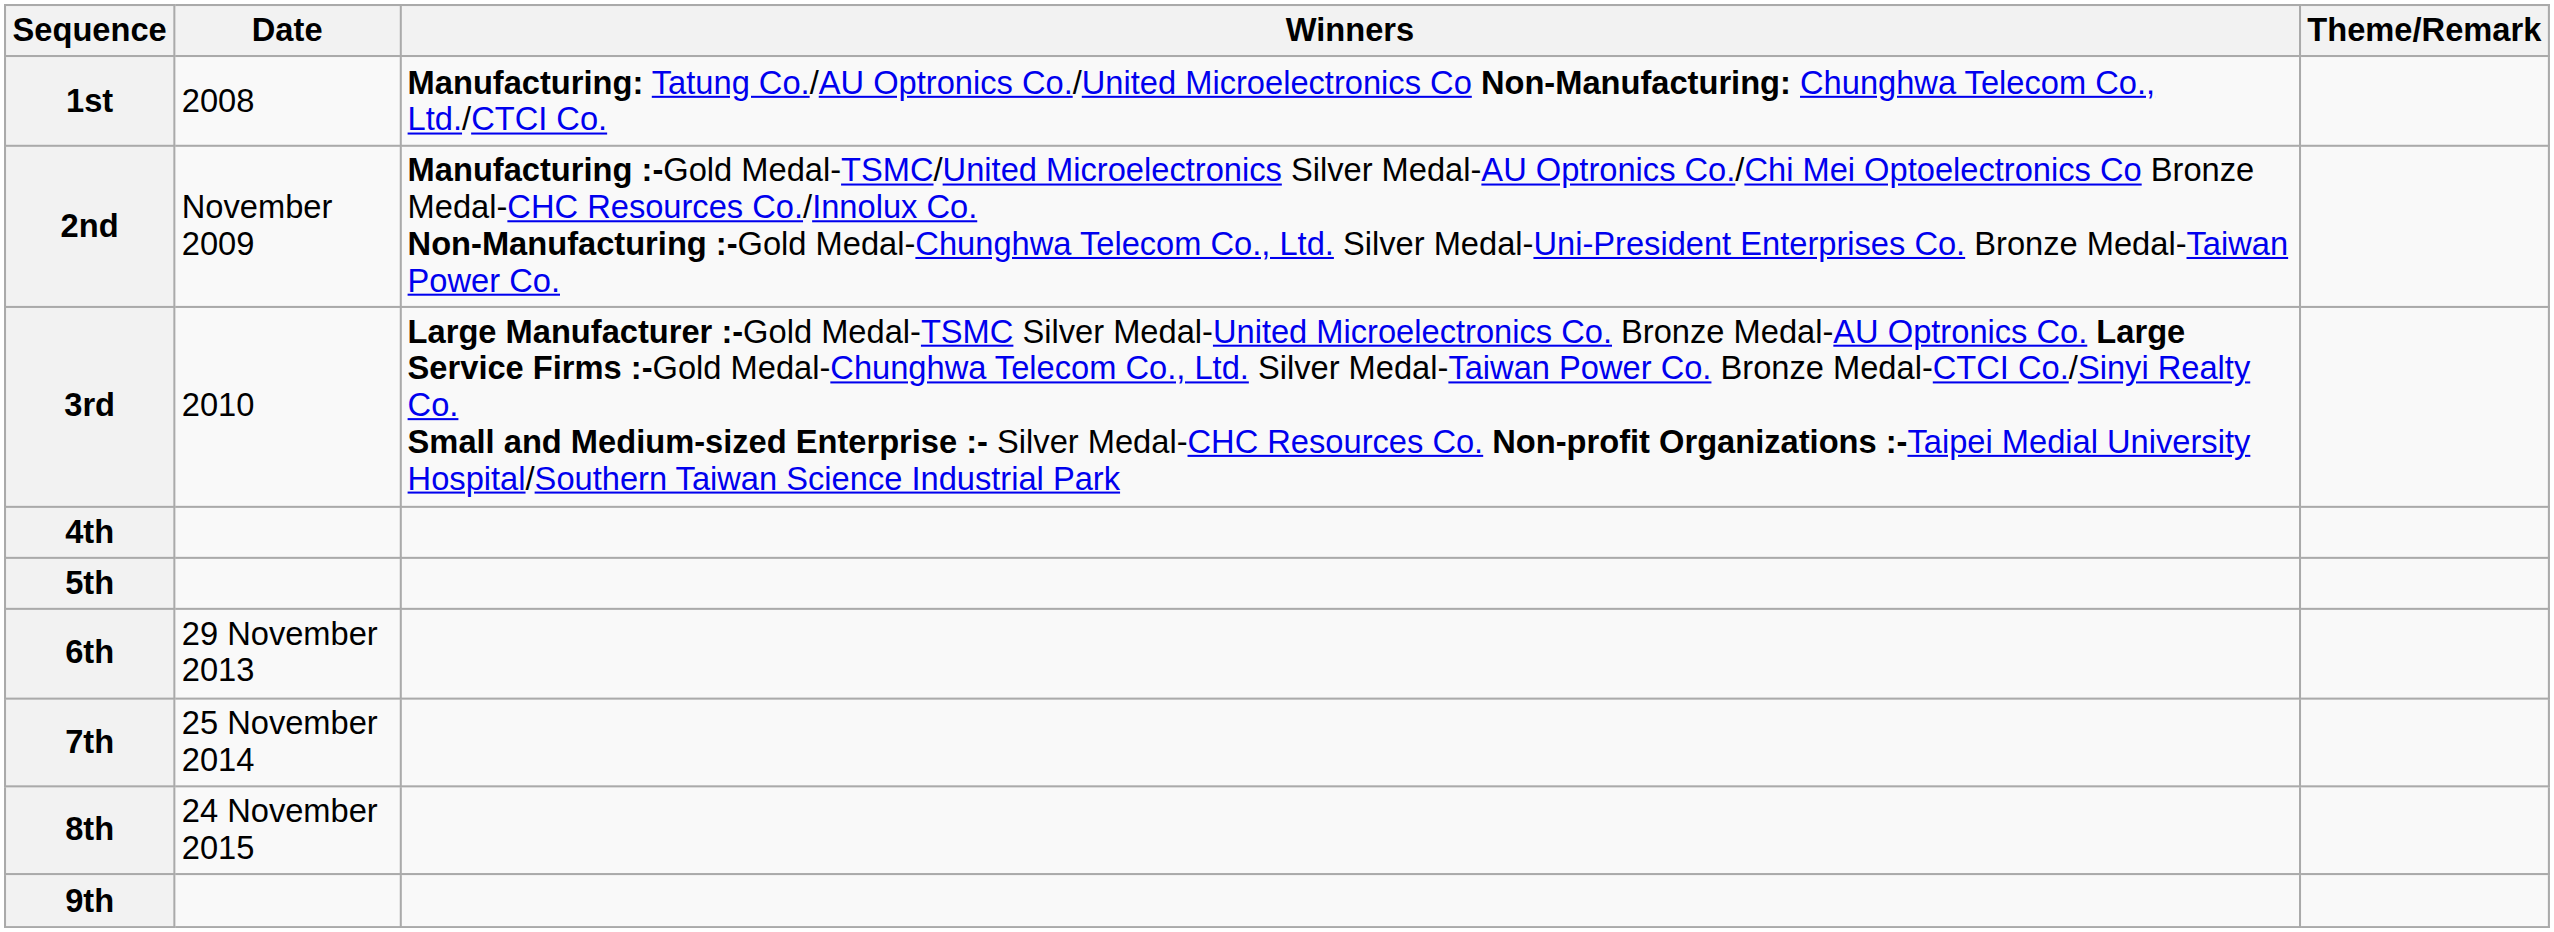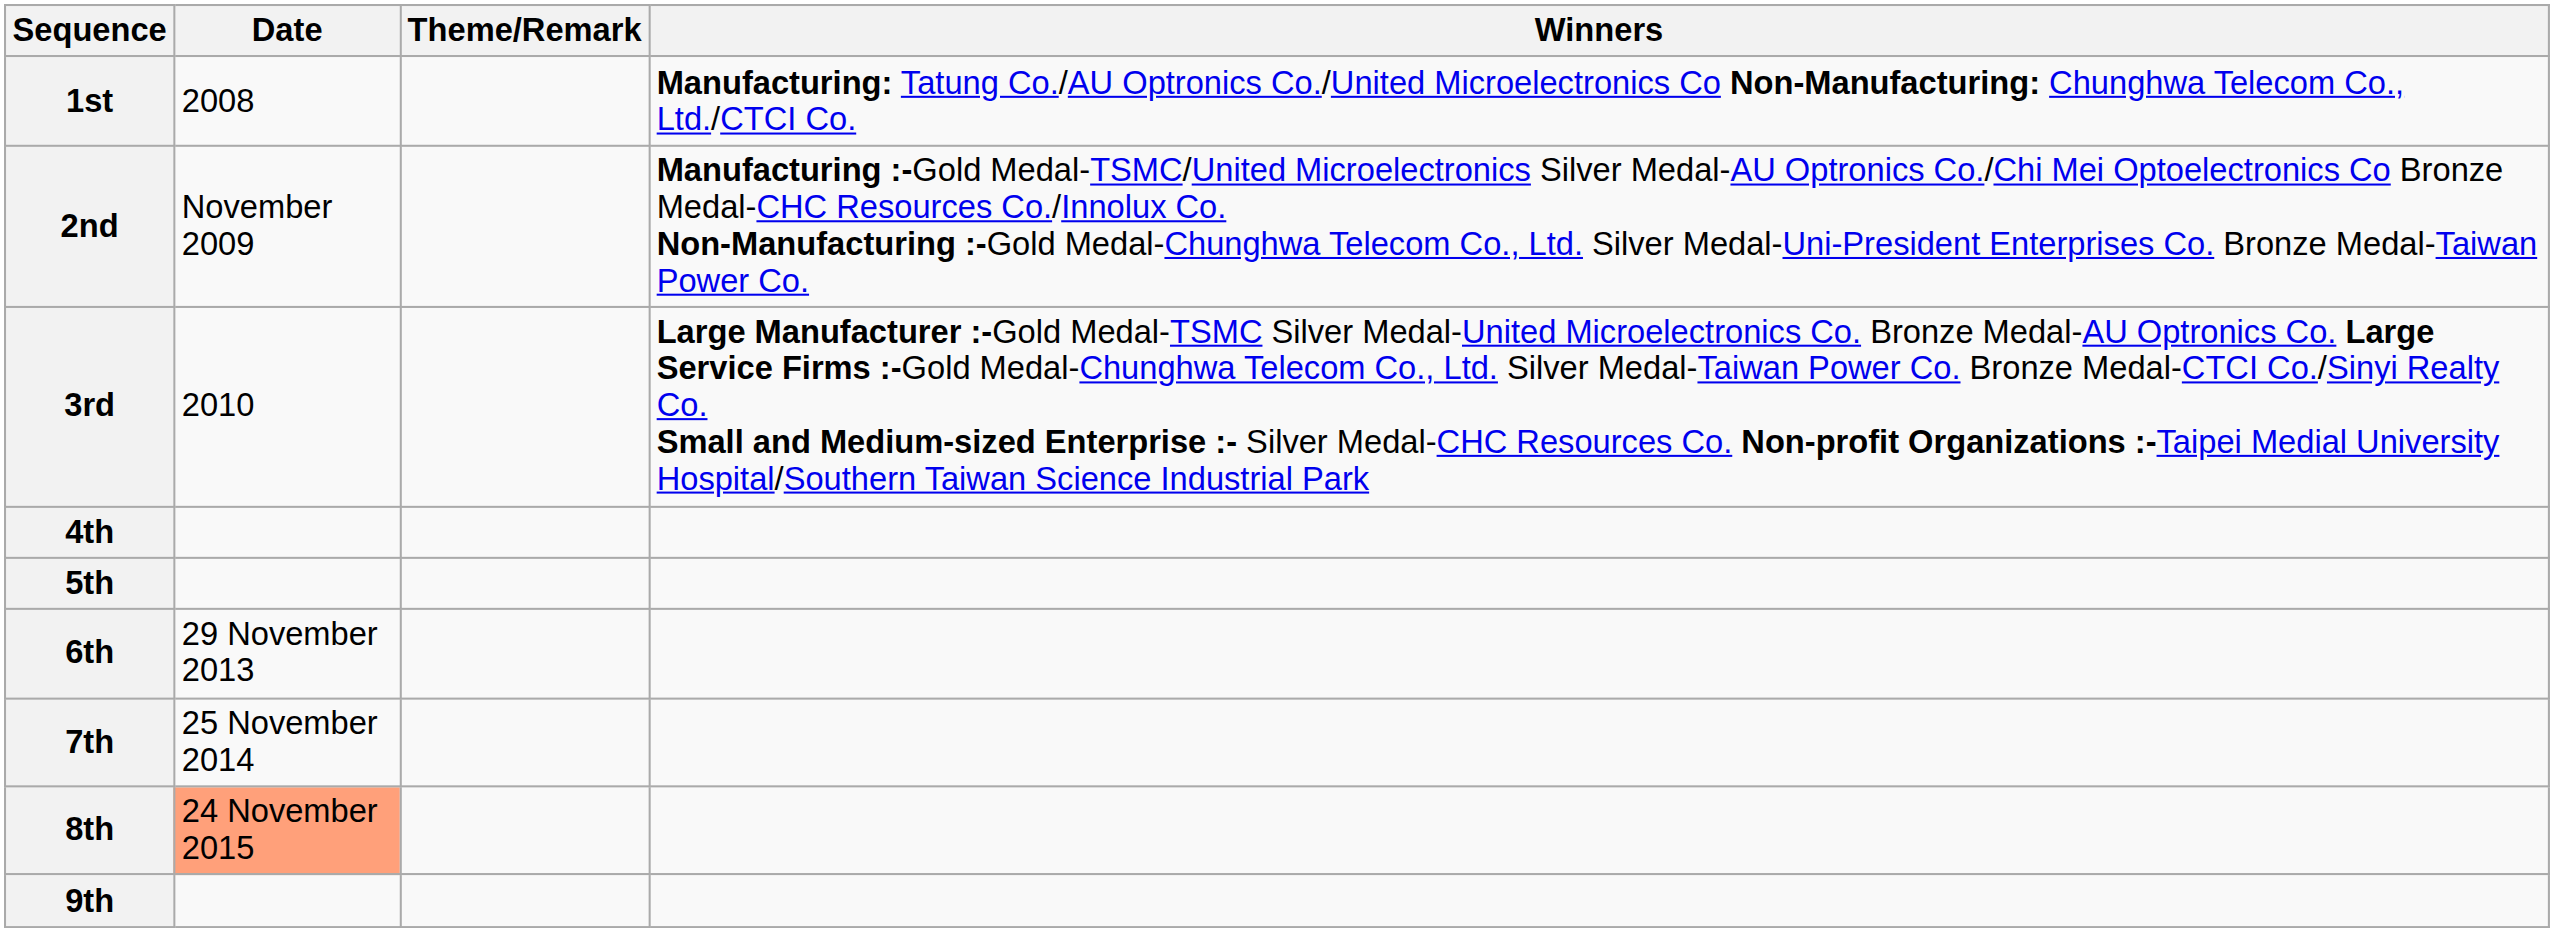columns swapped: (1350, 30) <-> (2424, 30)
(280, 830) no background -> (280, 830) lightsalmon background
